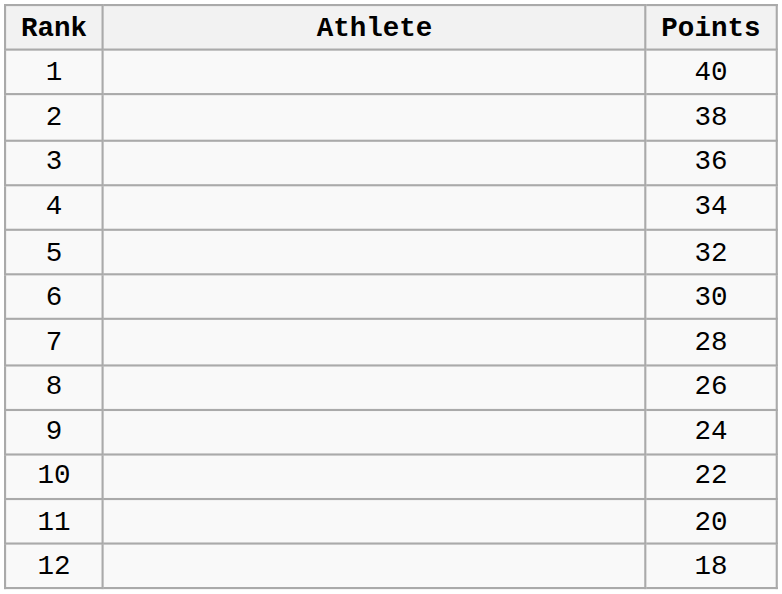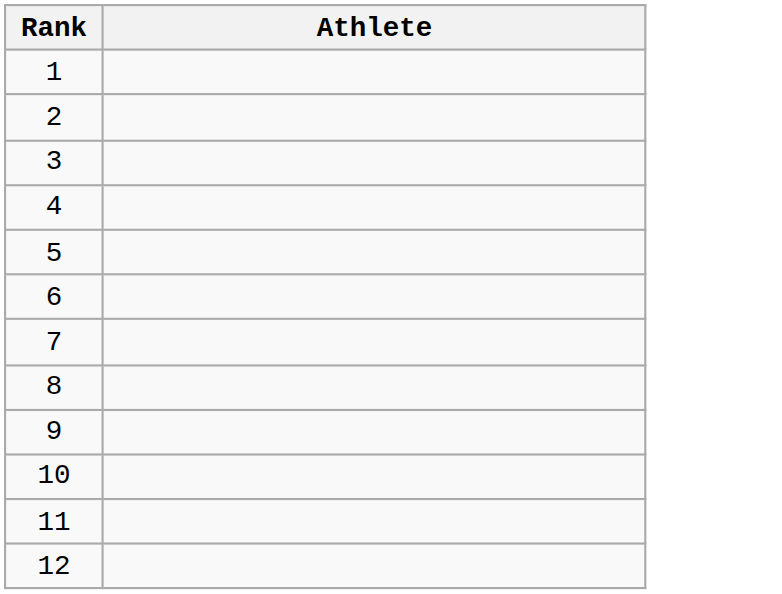- column: (711, 28)
